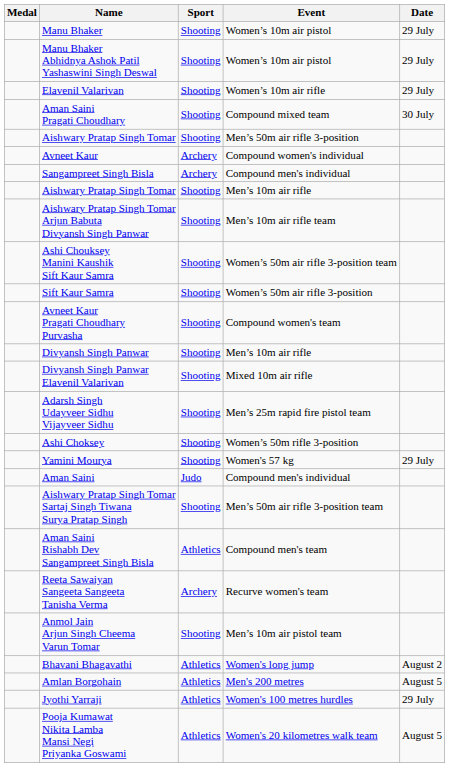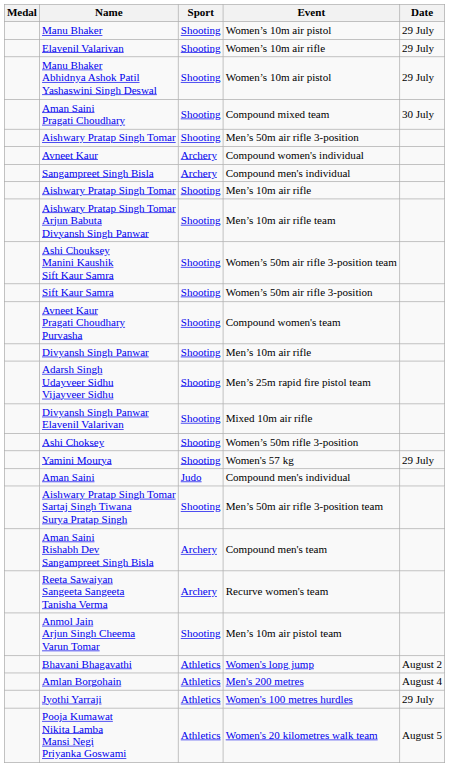rows swapped: (83, 90) <-> (99, 60)
rows swapped: (78, 412) <-> (95, 376)
(201, 549) Athletics -> (199, 549) Archery
(422, 681) August 5 -> (422, 681) August 4
